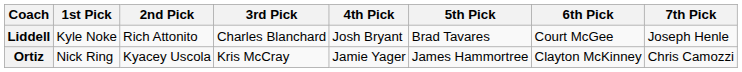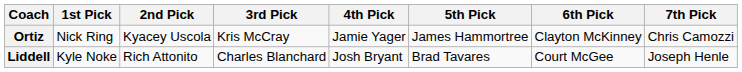rows swapped: (29, 57) <-> (29, 36)
